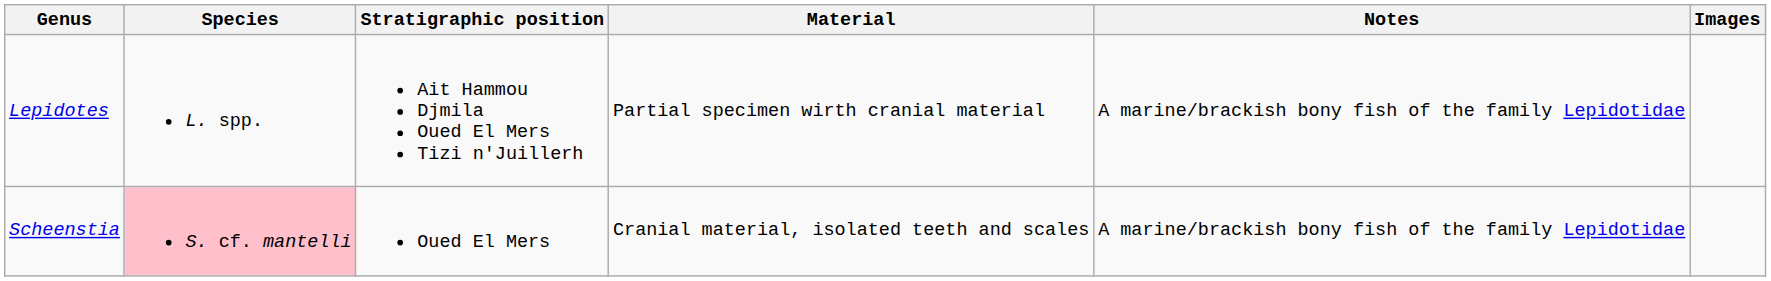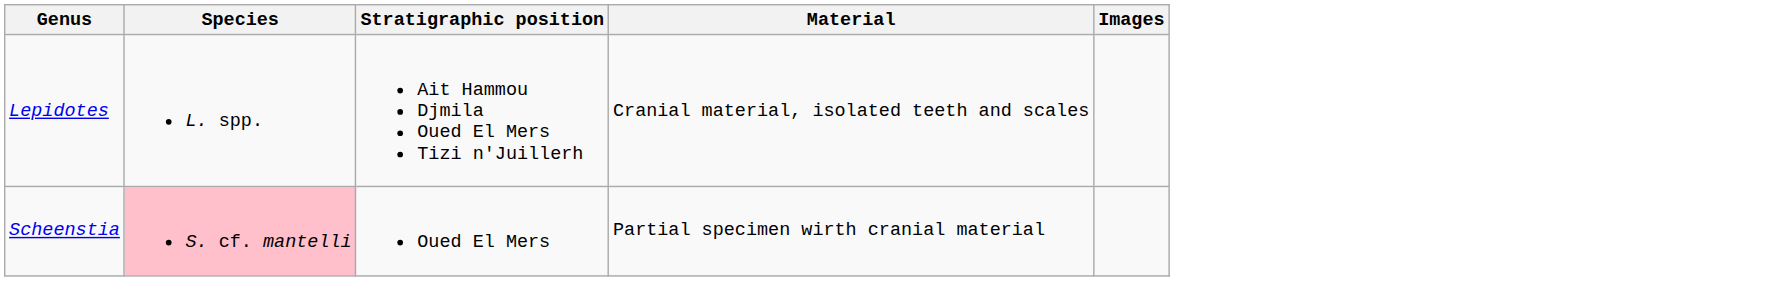- column: (1392, 20)
(829, 111) Partial specimen wirth cranial material -> (851, 111) Cranial material, isolated teeth and scales
(851, 231) Cranial material, isolated teeth and scales -> (829, 231) Partial specimen wirth cranial material
